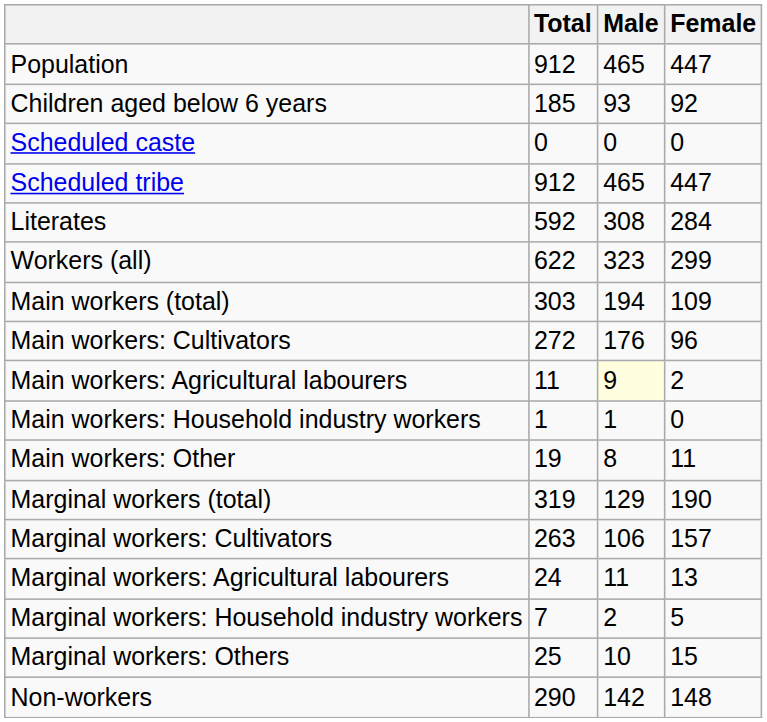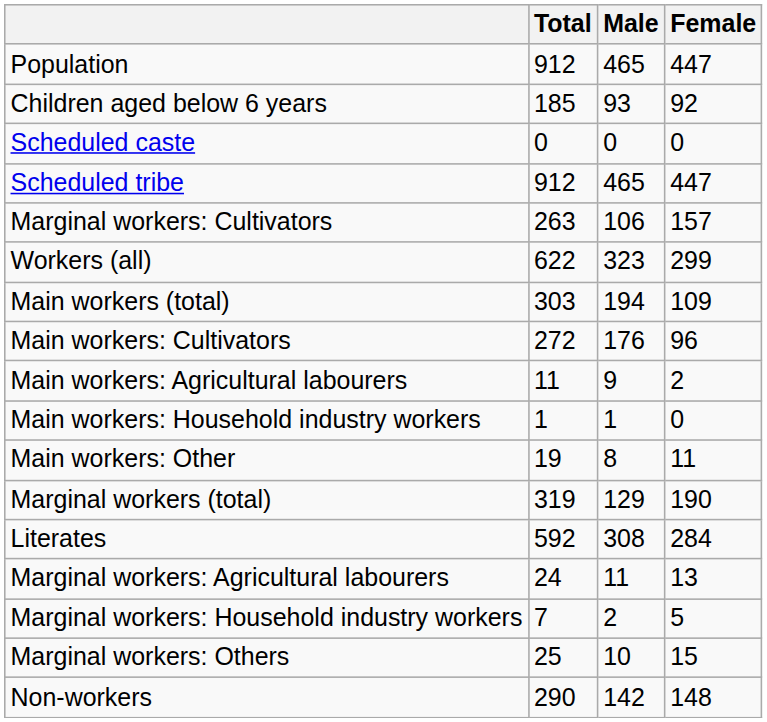rows swapped: (58, 222) <-> (171, 538)
(610, 380) lightyellow background -> (610, 380) no background
